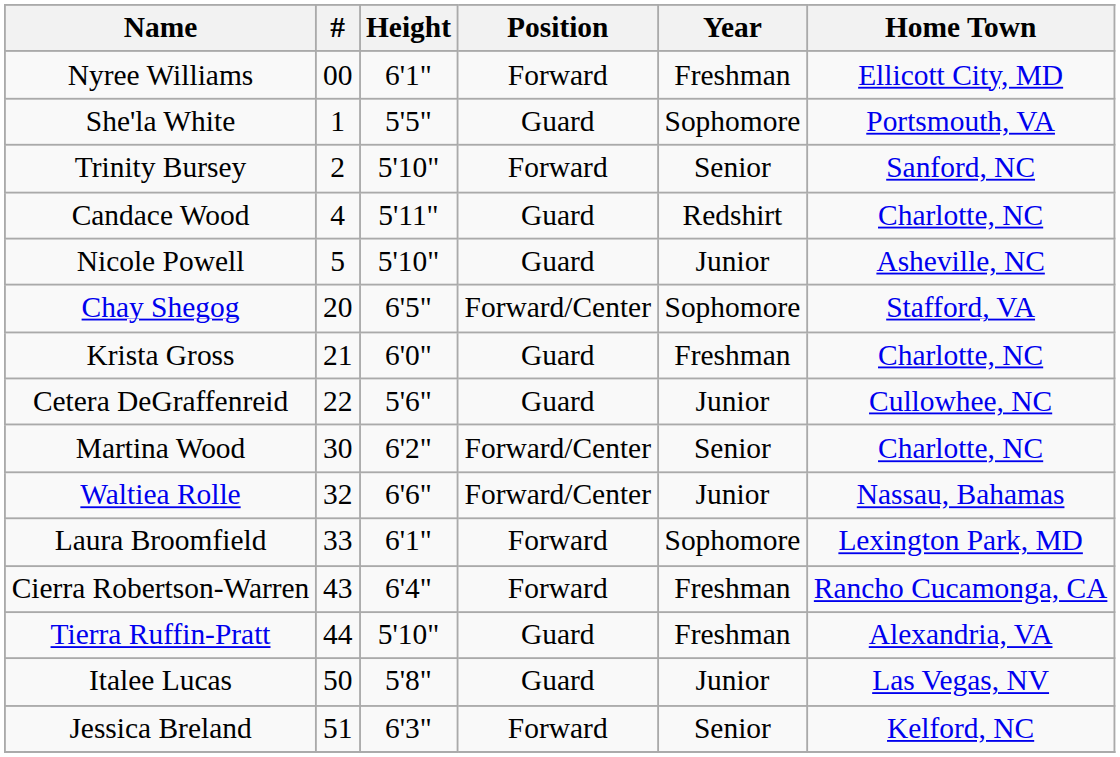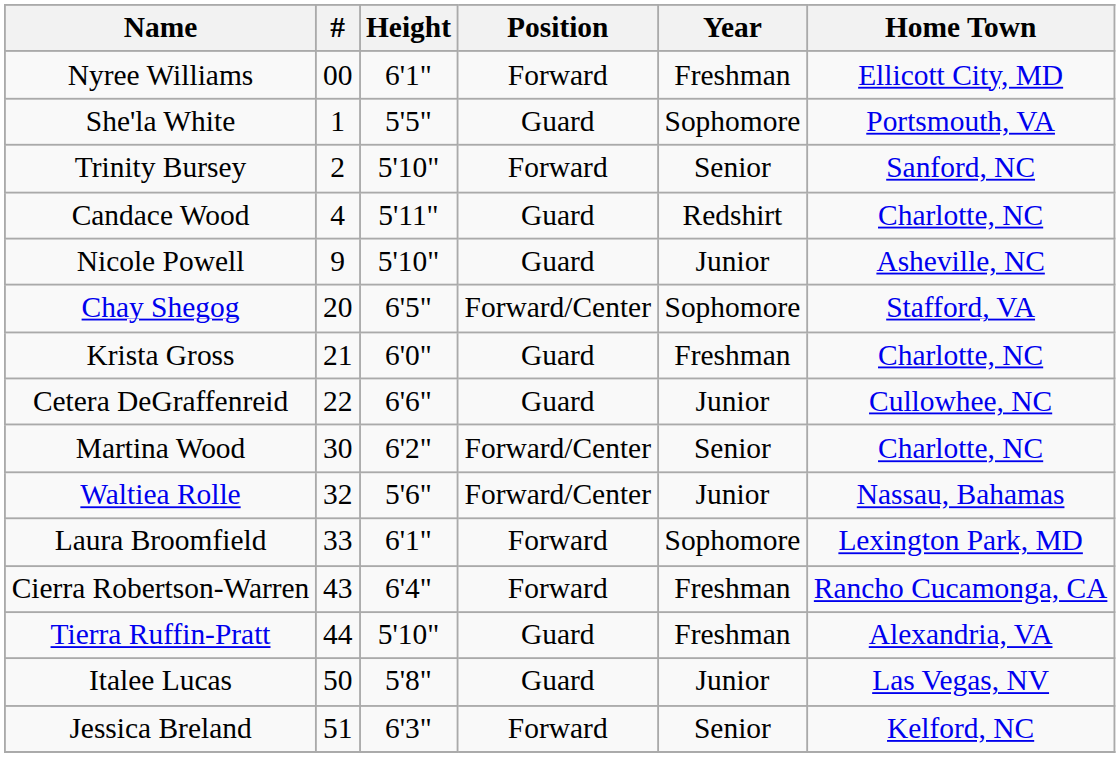(338, 261) 5 -> (338, 261) 9
(408, 401) 5'6" -> (408, 401) 6'6"
(408, 494) 6'6" -> (408, 494) 5'6"
